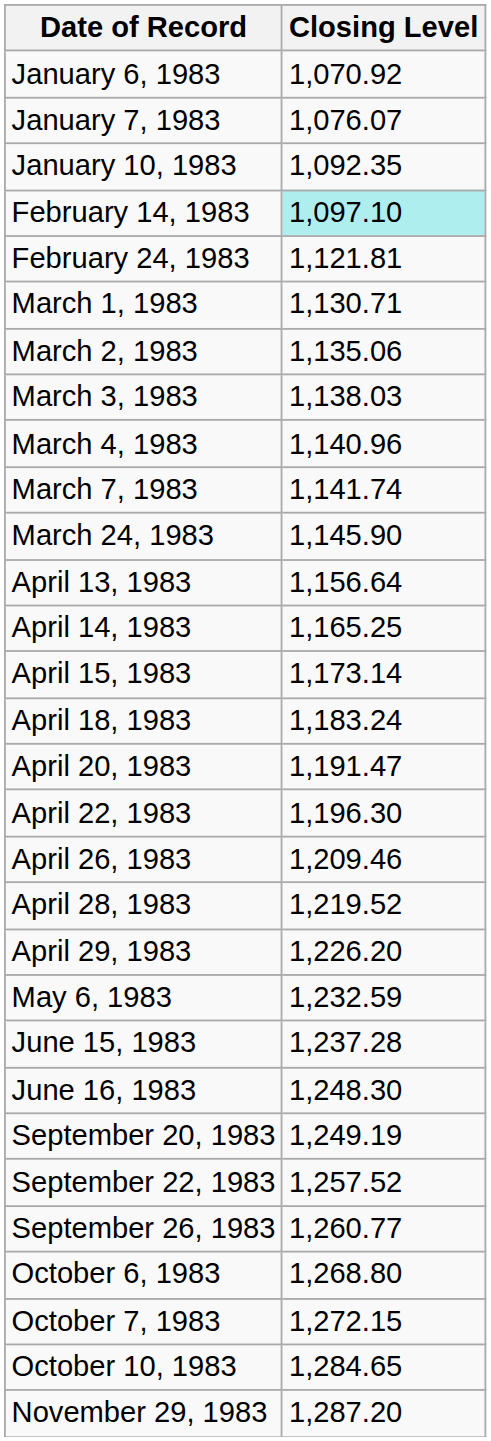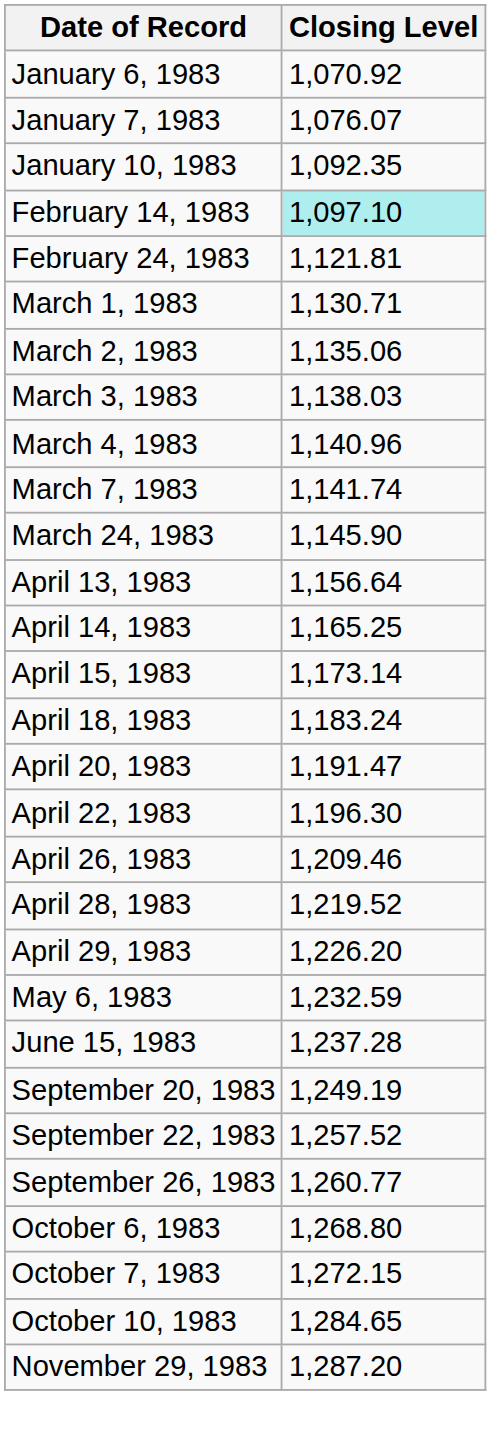- row: (104, 1089)
